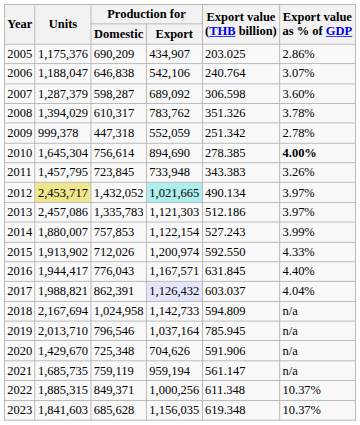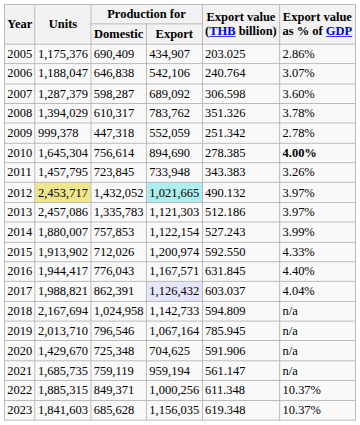(114, 53) 690,209 -> (114, 53) 690,409
(225, 192) 490.134 -> (225, 192) 490.132
(174, 331) 1,037,164 -> (174, 331) 1,067,164
(170, 350) 704,626 -> (170, 350) 704,625
